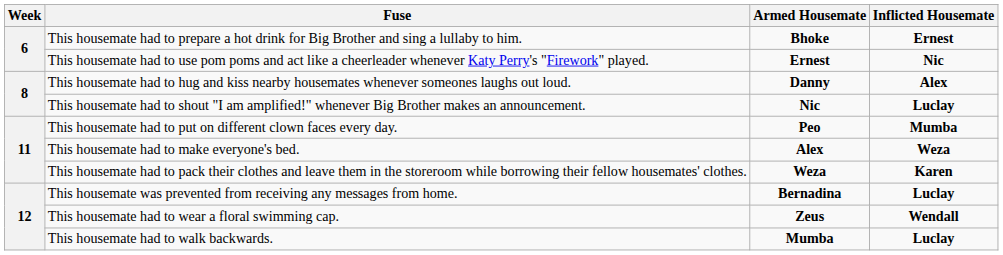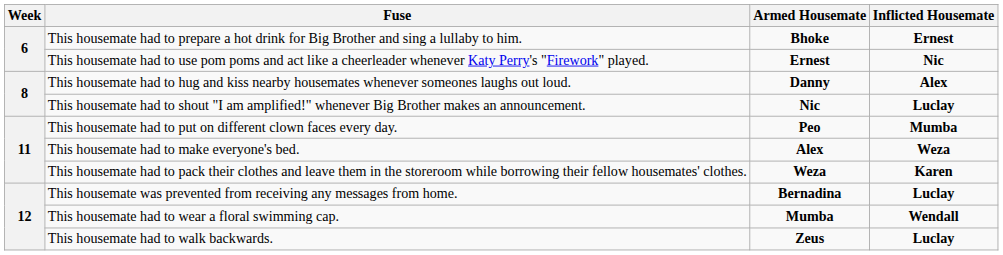(810, 216) Zeus -> (810, 216) Mumba
(810, 238) Mumba -> (810, 238) Zeus
